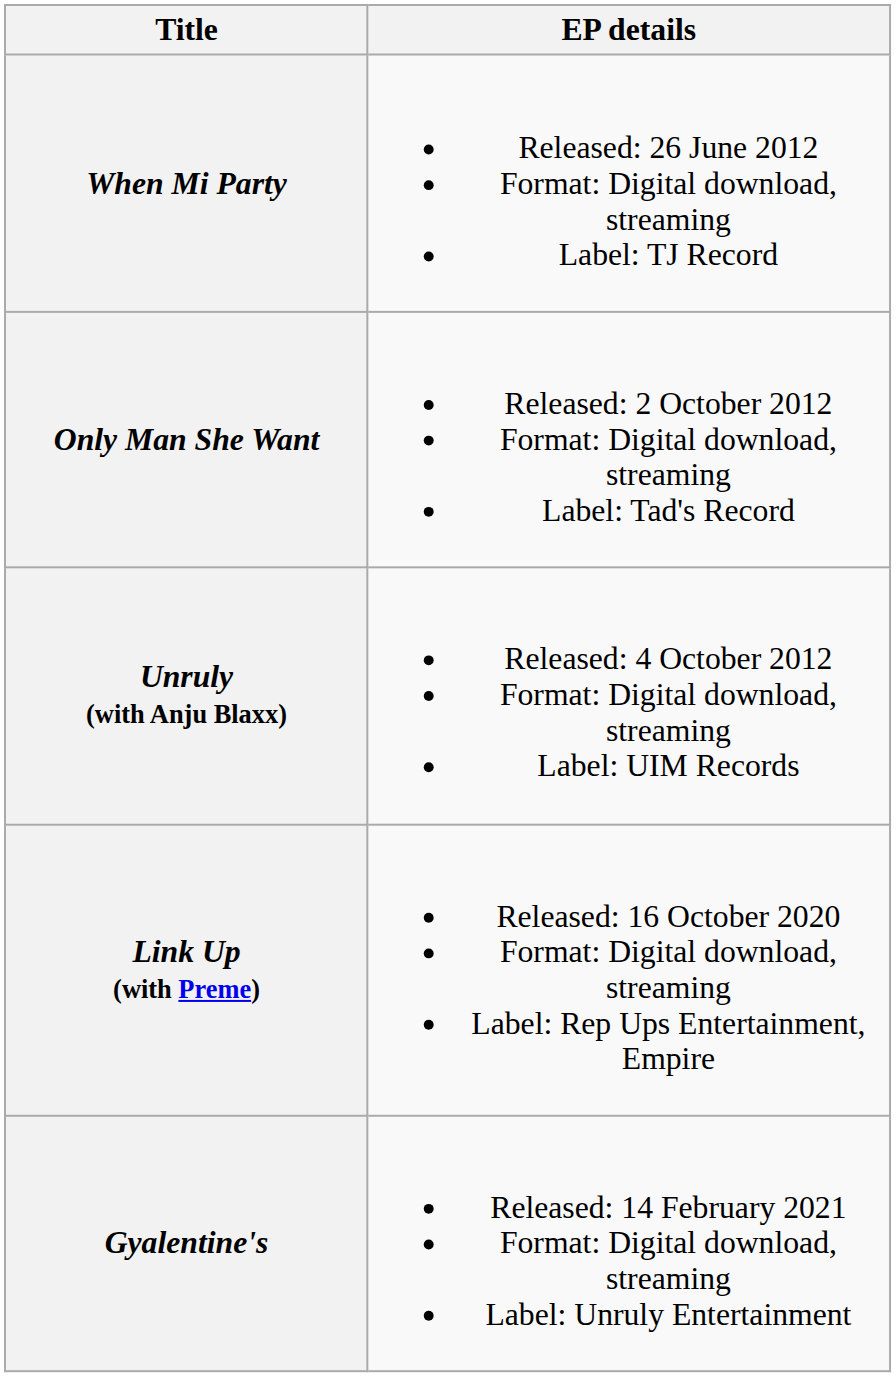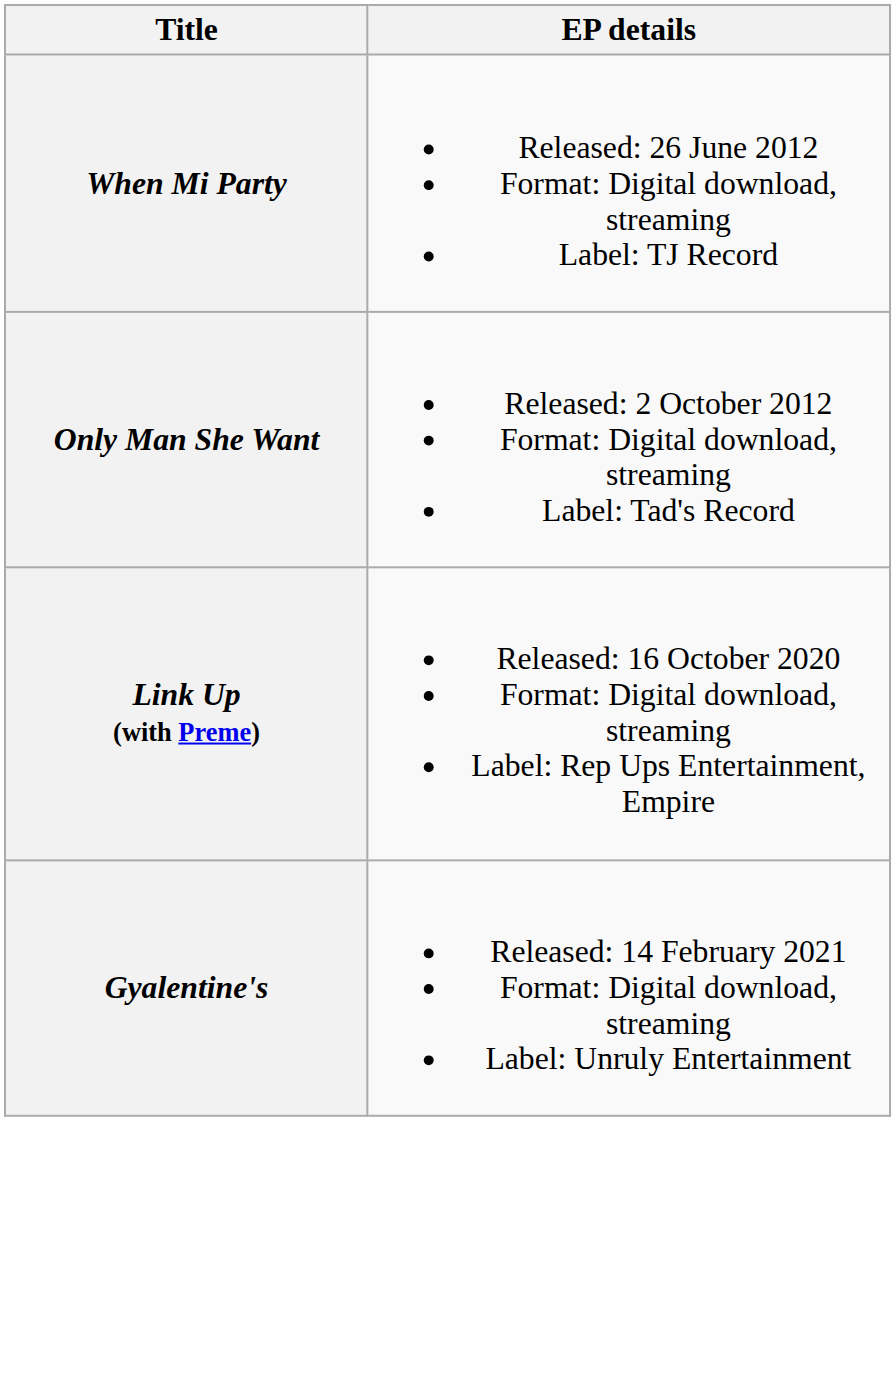- row: (187, 695)
